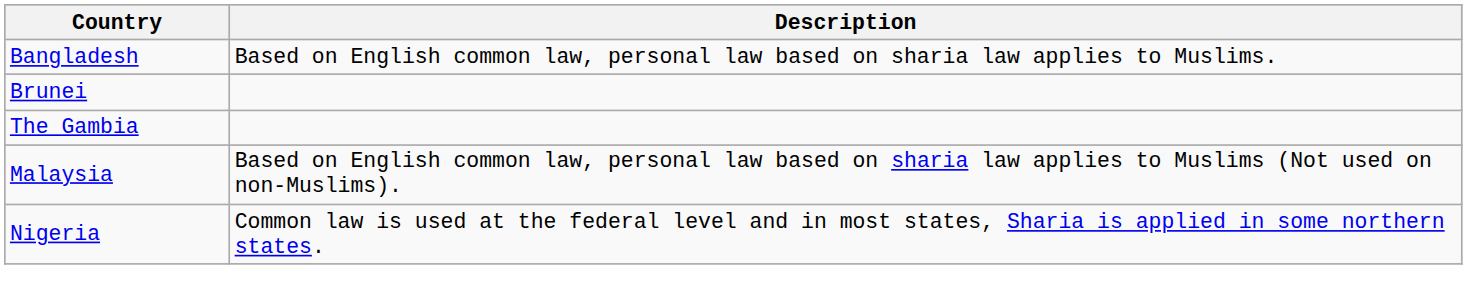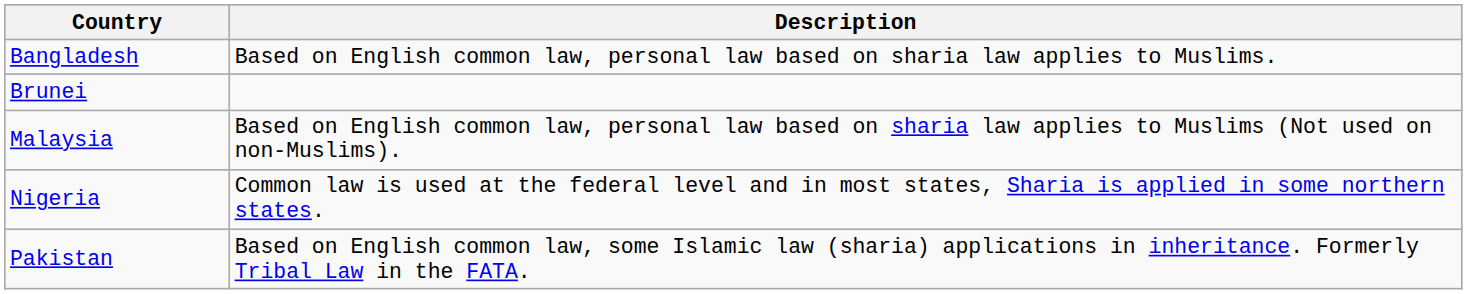- row: (74, 127)
+ row: (61, 259)
